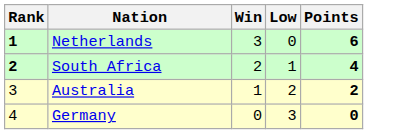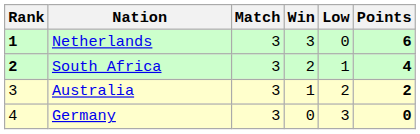+ column: (258, 17)
